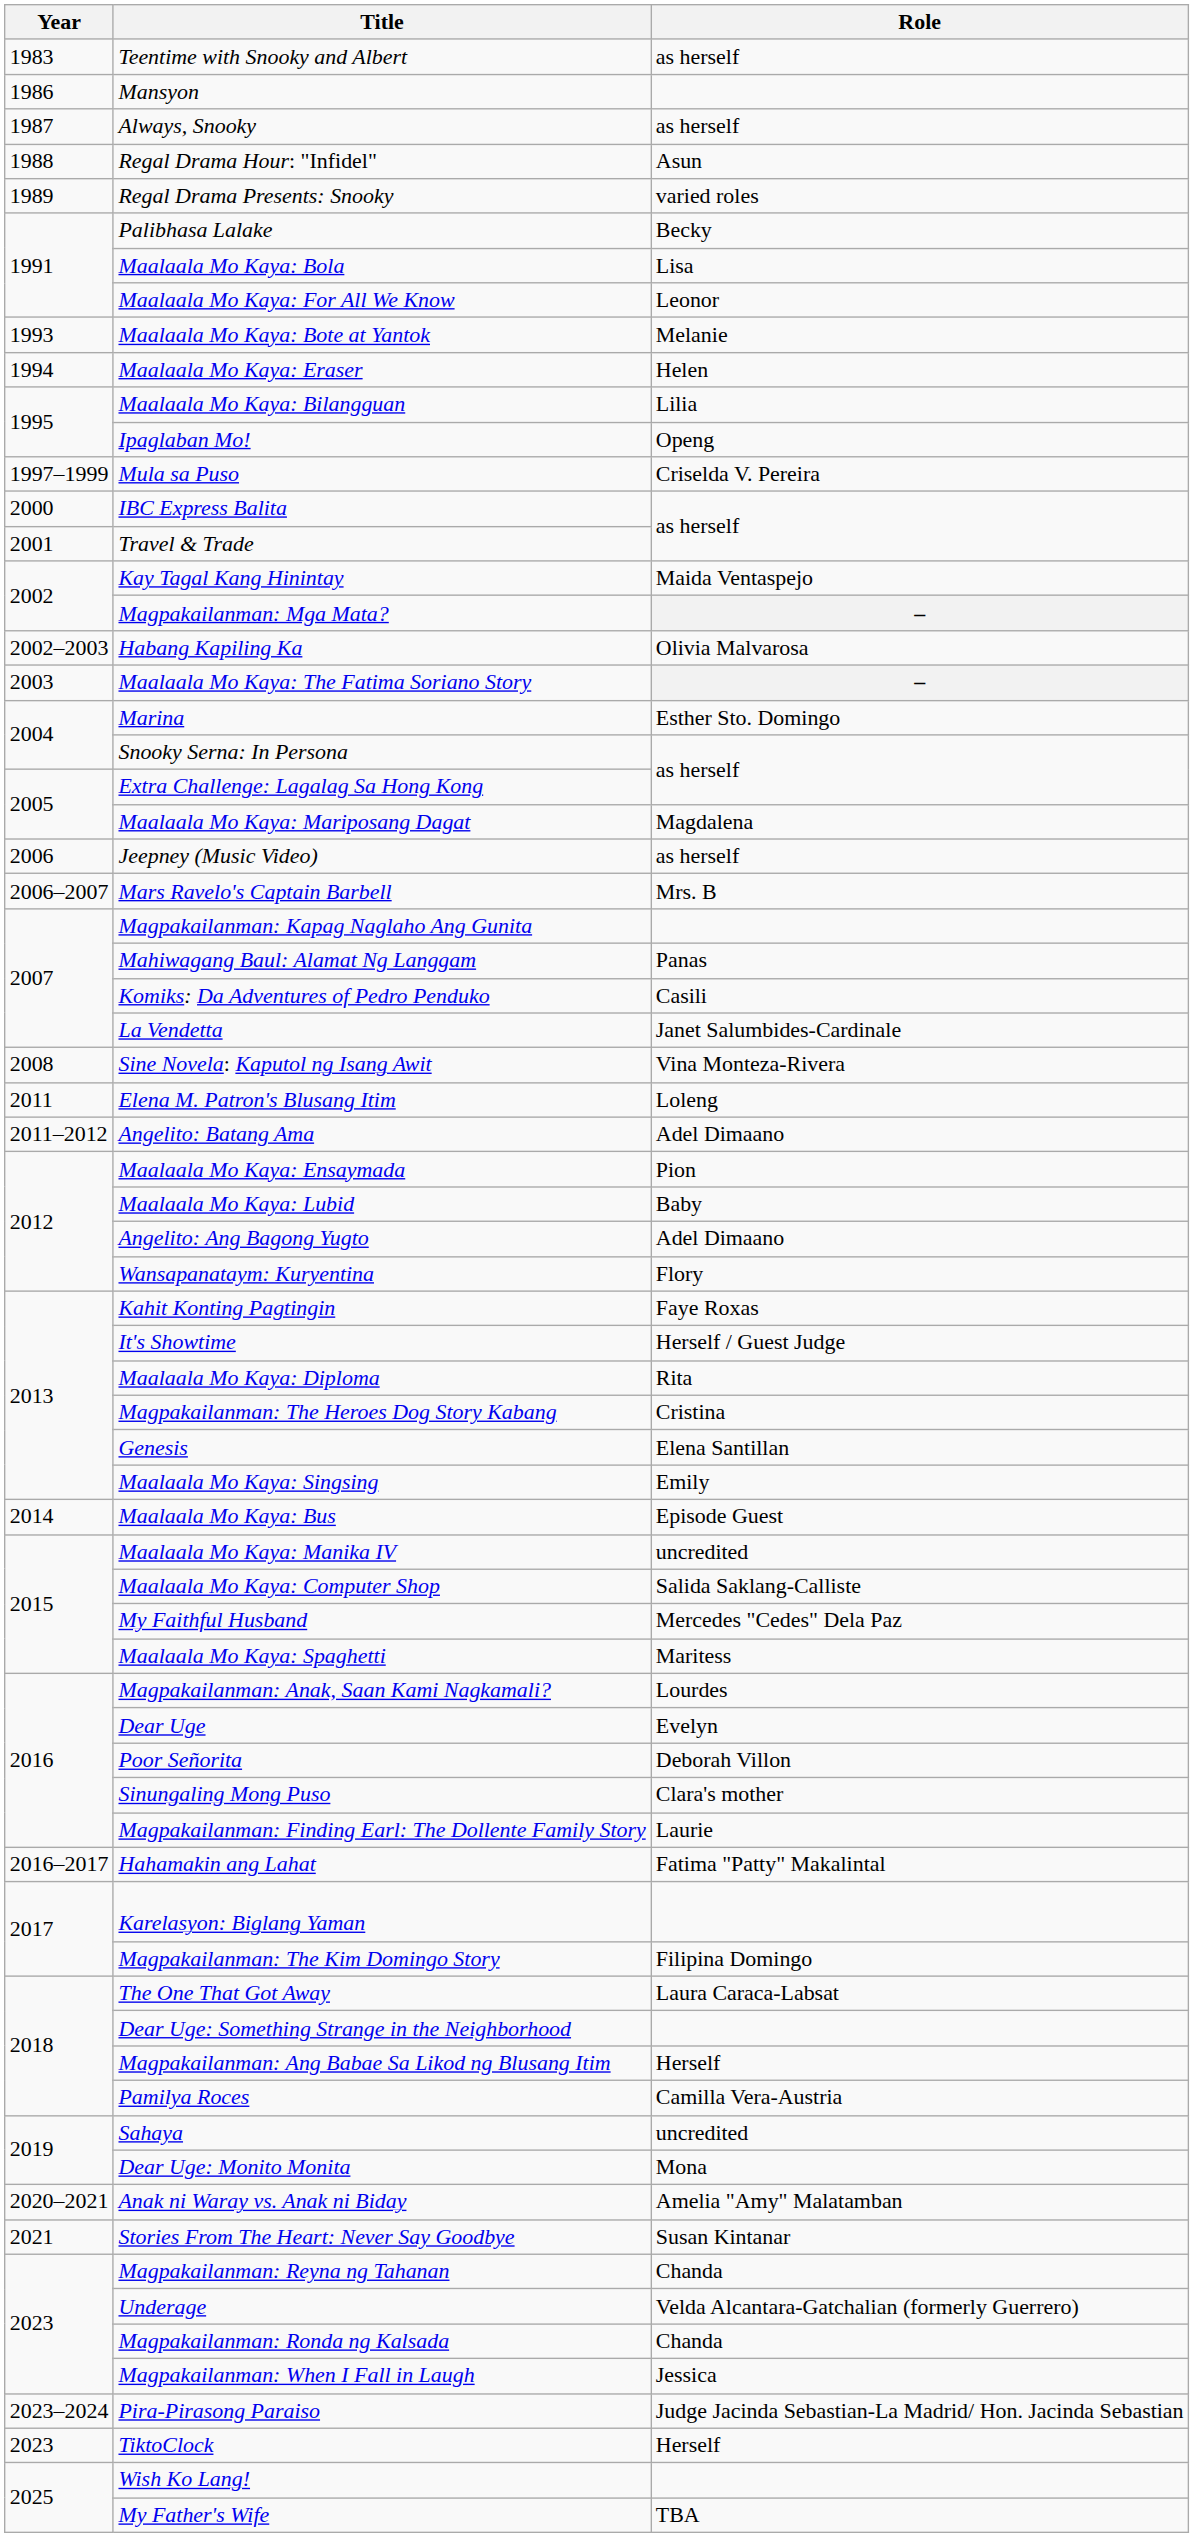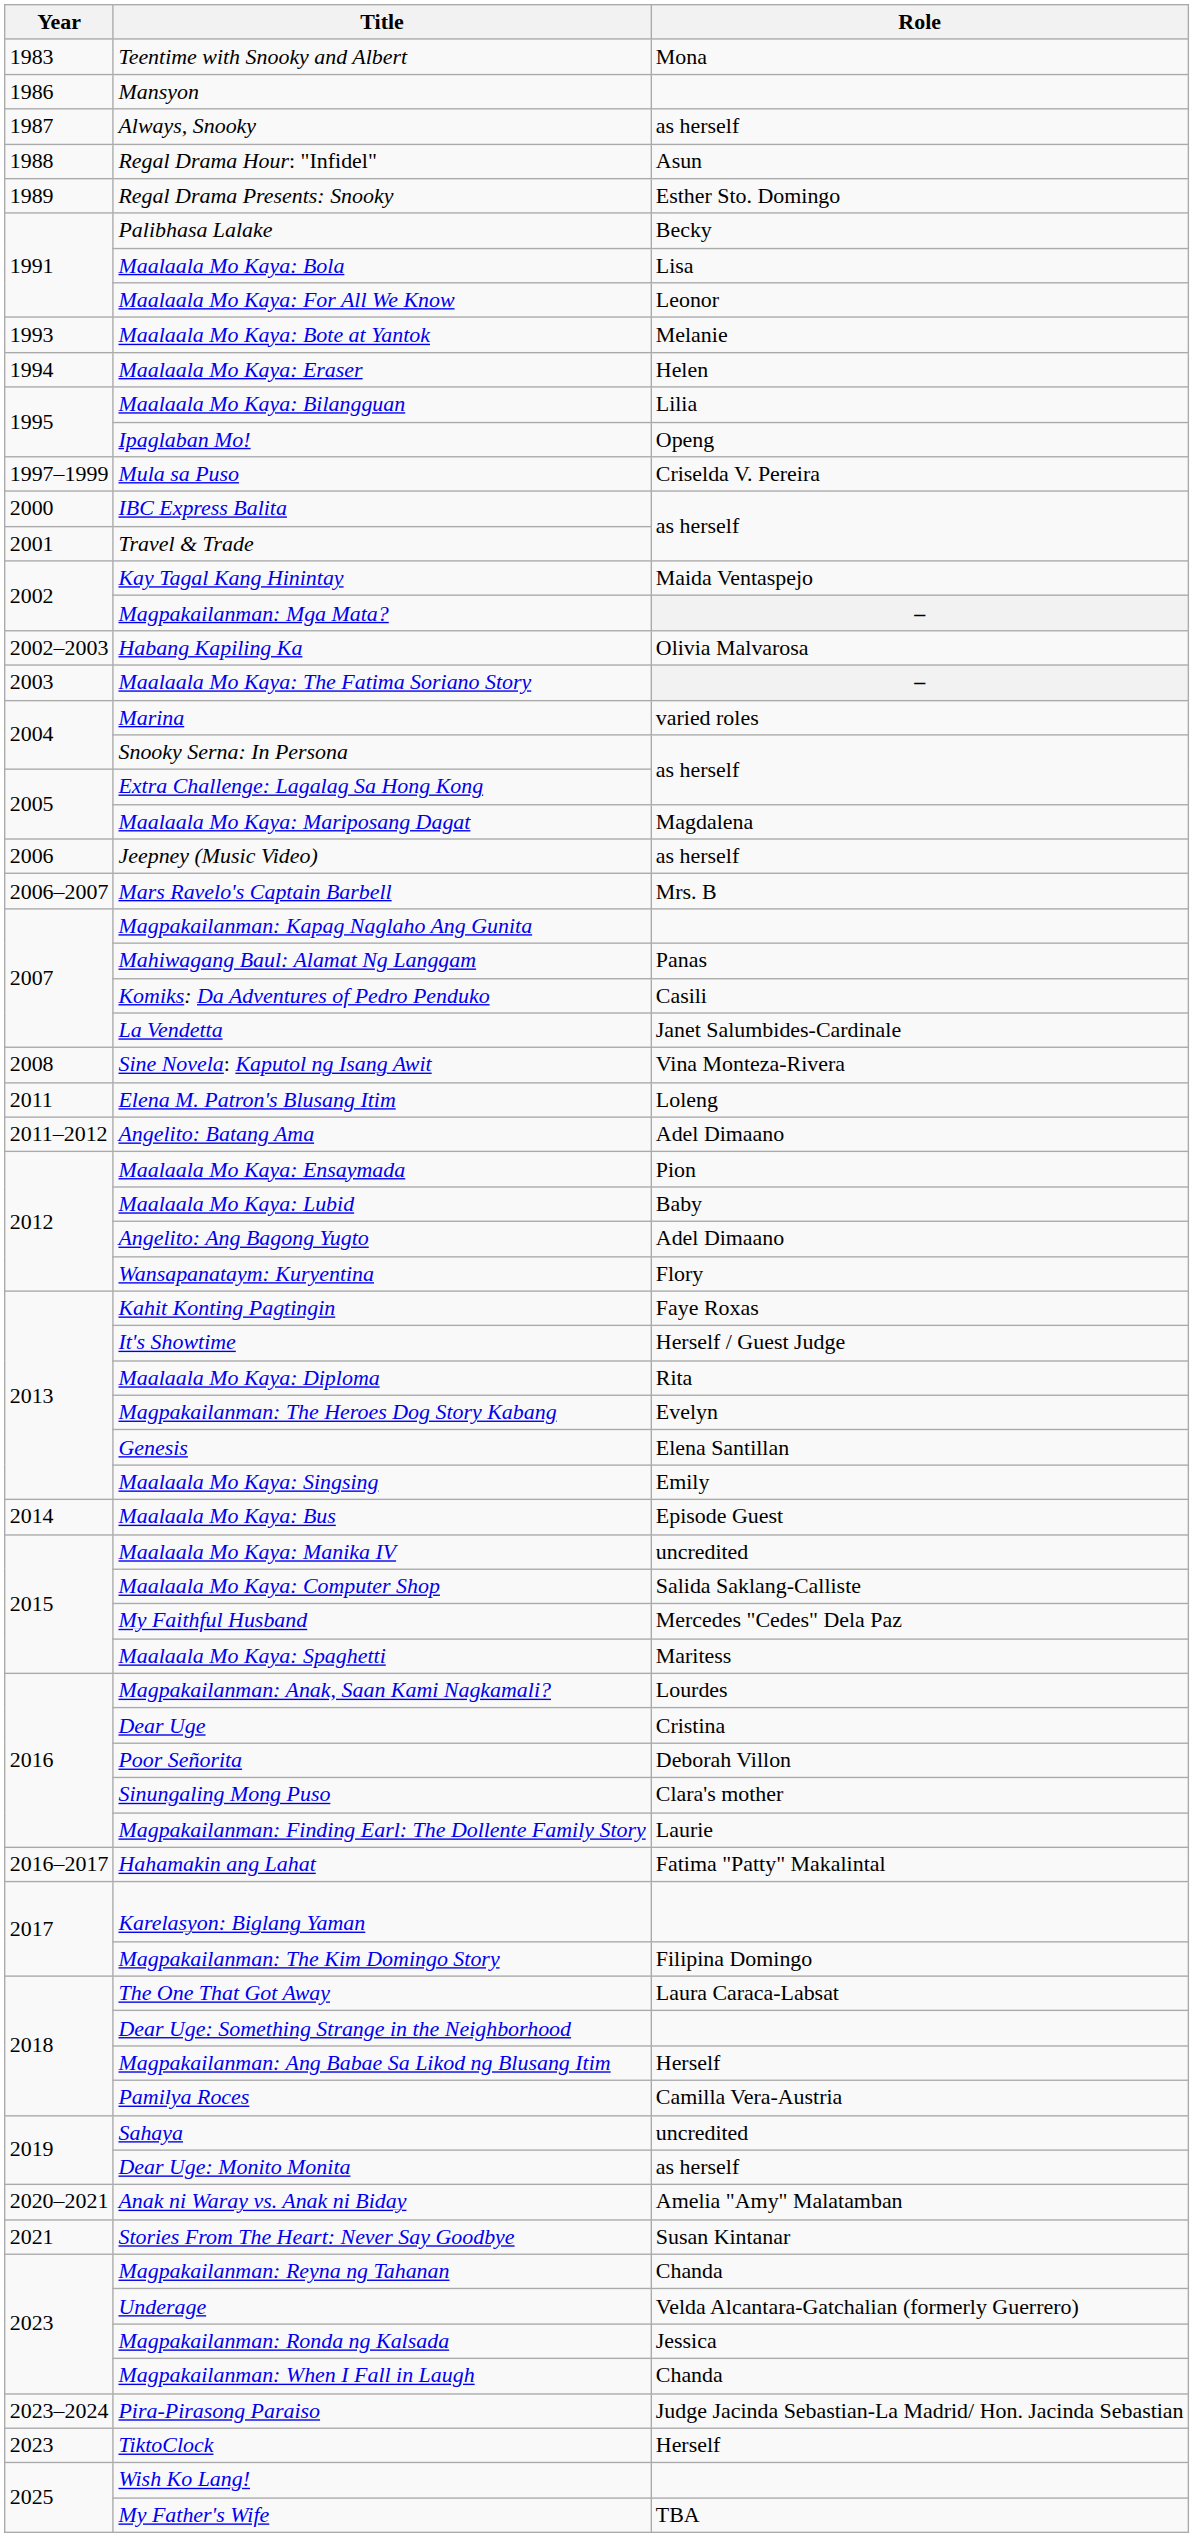(697, 56) as herself -> (681, 56) Mona
(707, 195) varied roles -> (748, 195) Esther Sto. Domingo
(748, 717) Esther Sto. Domingo -> (707, 717) varied roles
(691, 1412) Cristina -> (687, 1412) Evelyn
(687, 1725) Evelyn -> (691, 1725) Cristina
(681, 2167) Mona -> (697, 2167) as herself
(689, 2340) Chanda -> (686, 2340) Jessica
(686, 2375) Jessica -> (689, 2375) Chanda
